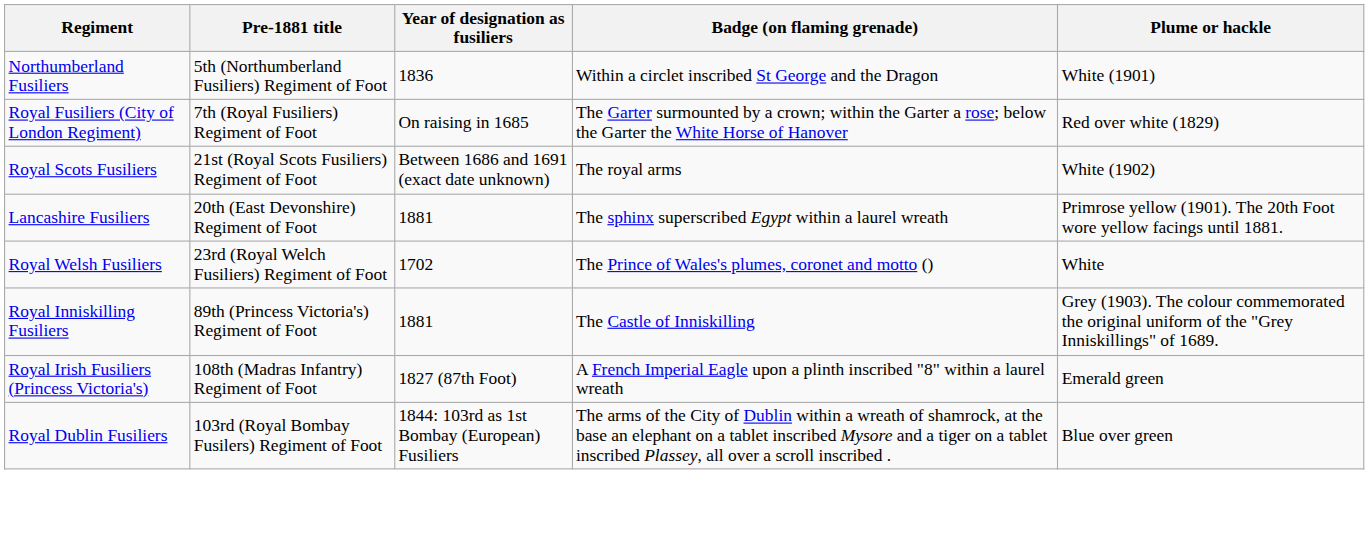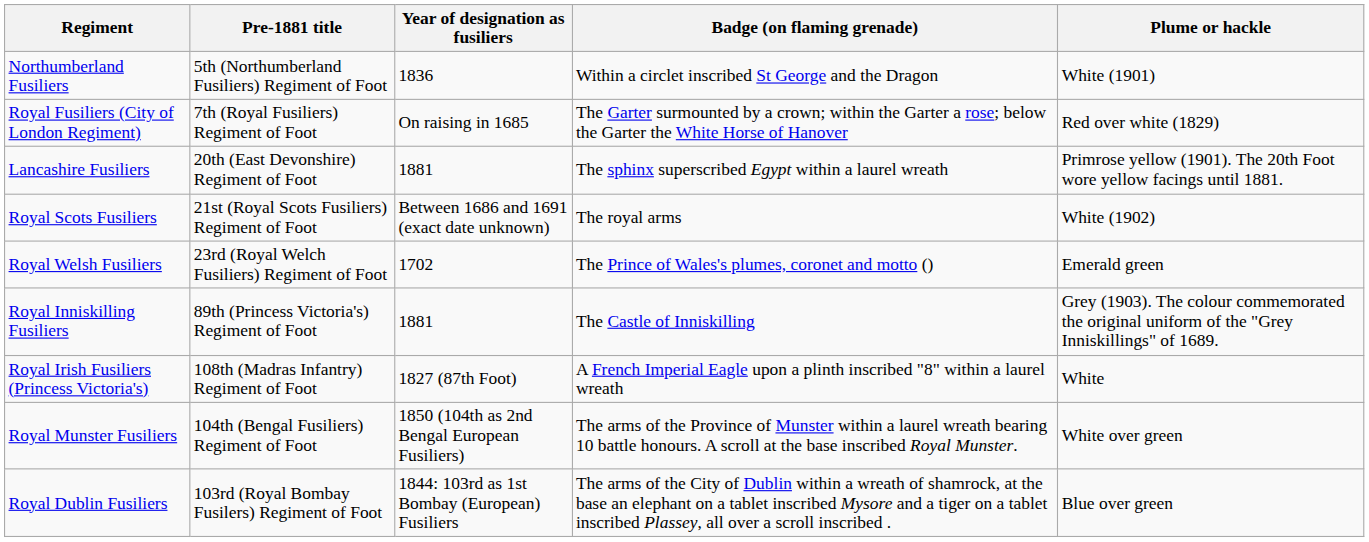rows swapped: (79, 217) <-> (83, 169)
(1083, 264) White -> (1113, 264) Emerald green
(1113, 378) Emerald green -> (1083, 378) White
+ row: (93, 435)
